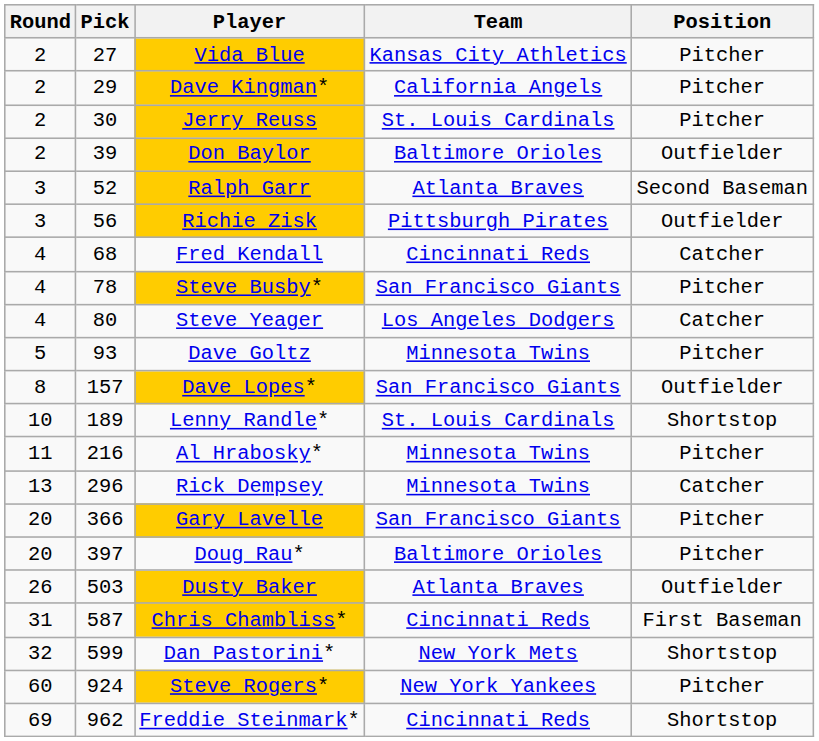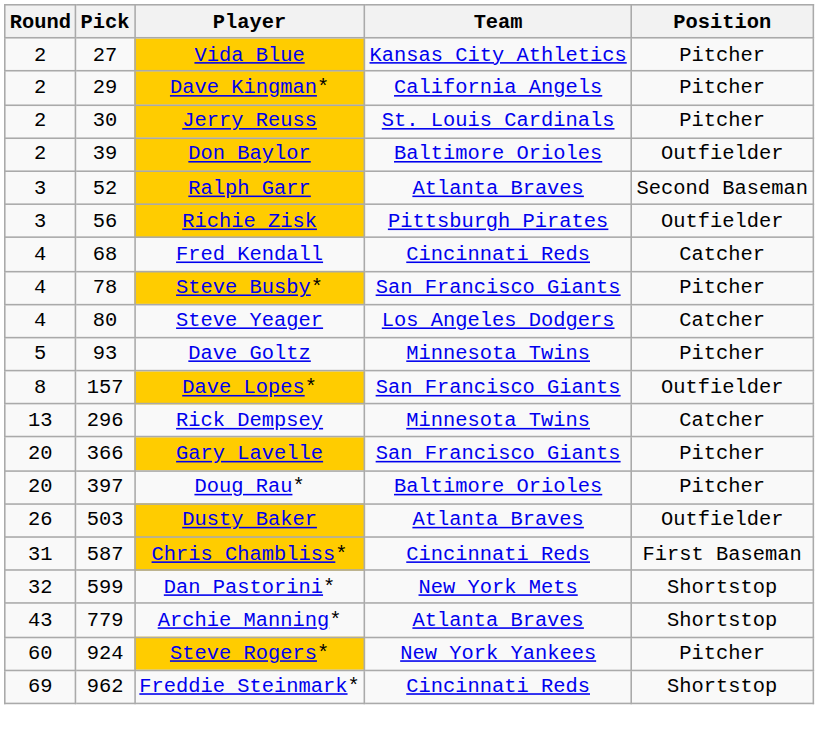- row: (250, 421)
- row: (250, 454)
+ row: (250, 620)
